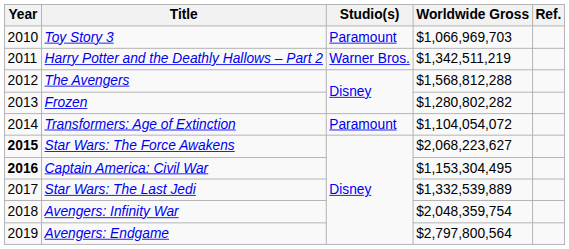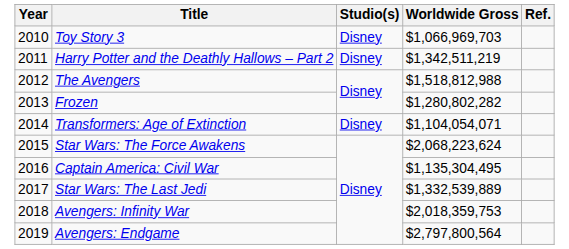(363, 37) Paramount -> (361, 37) Disney
(370, 59) Warner Bros. -> (361, 59) Disney
(464, 80) $1,568,812,288 -> (454, 80) $1,518,812,988
(363, 124) Paramount -> (361, 124) Disney
(464, 124) $1,104,054,072 -> (454, 124) $1,104,054,071
(23, 146) bold -> (33, 146) normal
(464, 146) $2,068,223,627 -> (454, 146) $2,068,223,624
(23, 168) bold -> (33, 168) normal
(464, 168) $1,153,304,495 -> (454, 168) $1,135,304,495
(464, 211) $2,048,359,754 -> (454, 211) $2,018,359,753
